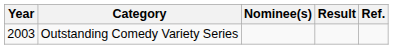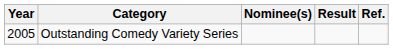(21, 34) 2003 -> (21, 34) 2005
